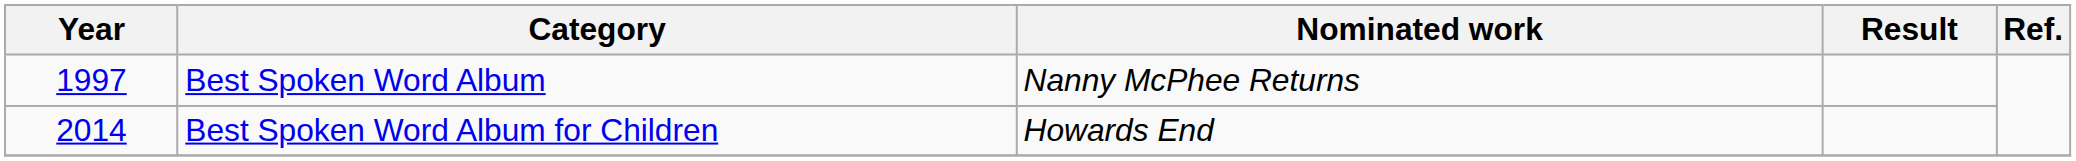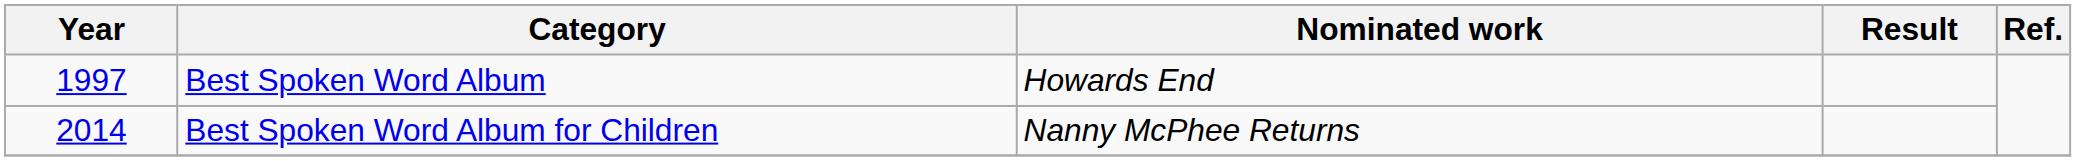(1192, 79) Nanny McPhee Returns -> (1119, 79) Howards End
(1119, 130) Howards End -> (1192, 130) Nanny McPhee Returns
